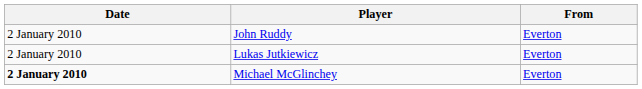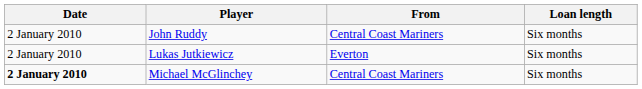+ column: (581, 14)
(542, 34) Everton -> (386, 34) Central Coast Mariners
(542, 74) Everton -> (386, 74) Central Coast Mariners
